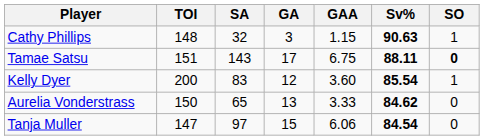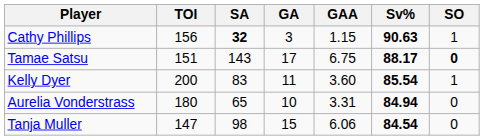(186, 37) 148 -> (186, 37) 156
(240, 37) normal -> (240, 37) bold
(401, 59) 88.11 -> (401, 59) 88.17
(289, 80) 12 -> (289, 80) 11
(186, 102) 150 -> (186, 102) 180
(289, 102) 13 -> (289, 102) 10
(343, 102) 3.33 -> (343, 102) 3.31
(401, 102) 84.62 -> (401, 102) 84.94
(240, 124) 97 -> (240, 124) 98
